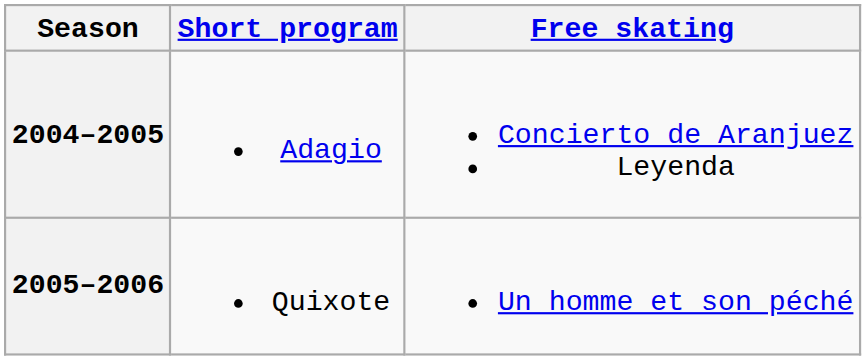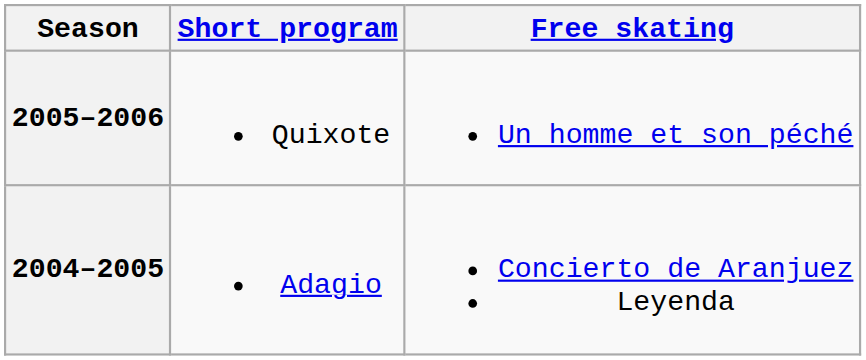rows swapped: (88, 286) <-> (88, 135)
